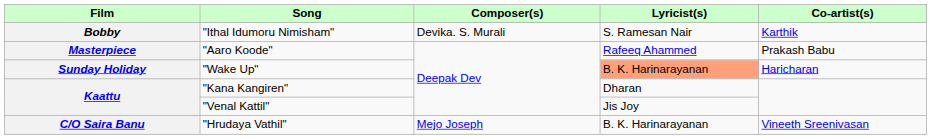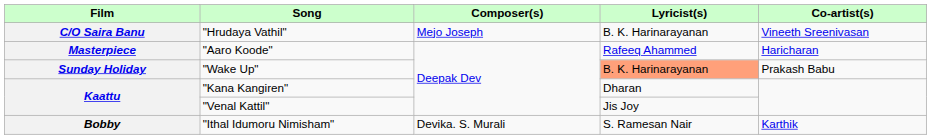rows swapped: (245, 124) <-> (268, 32)
(798, 50) Prakash Babu -> (790, 50) Haricharan
(790, 69) Haricharan -> (798, 69) Prakash Babu
